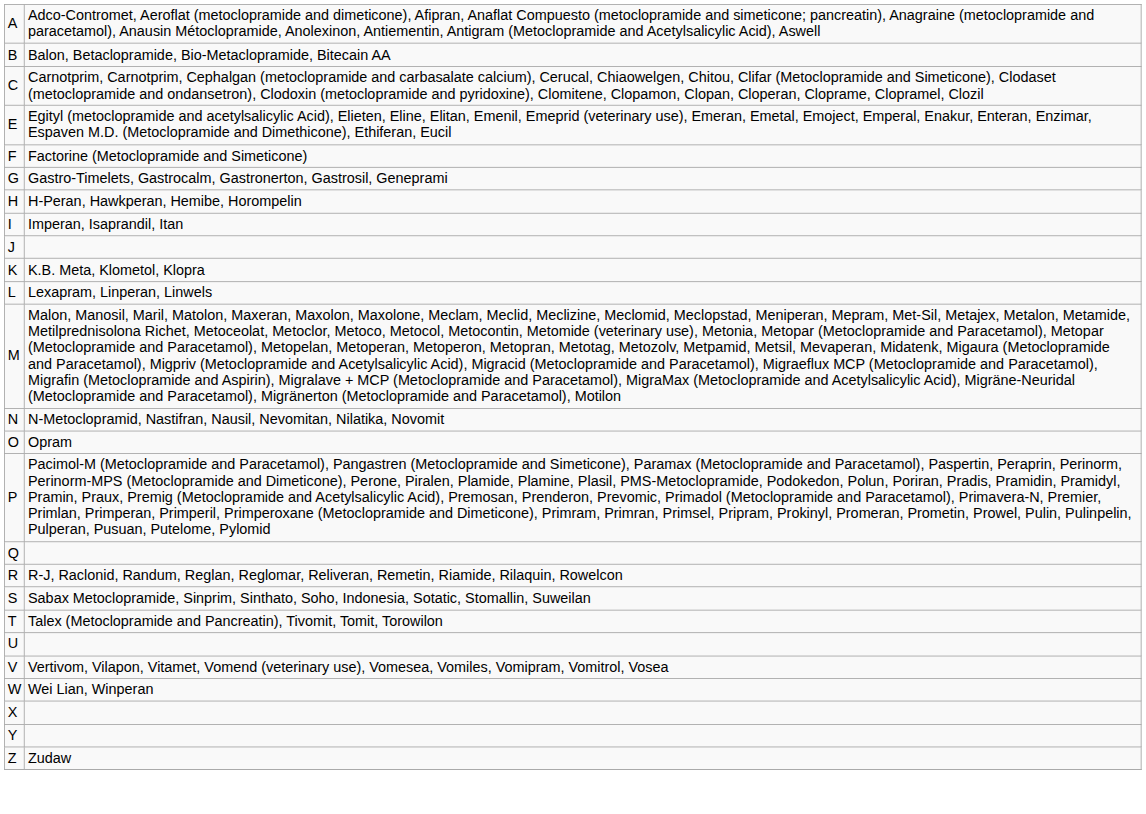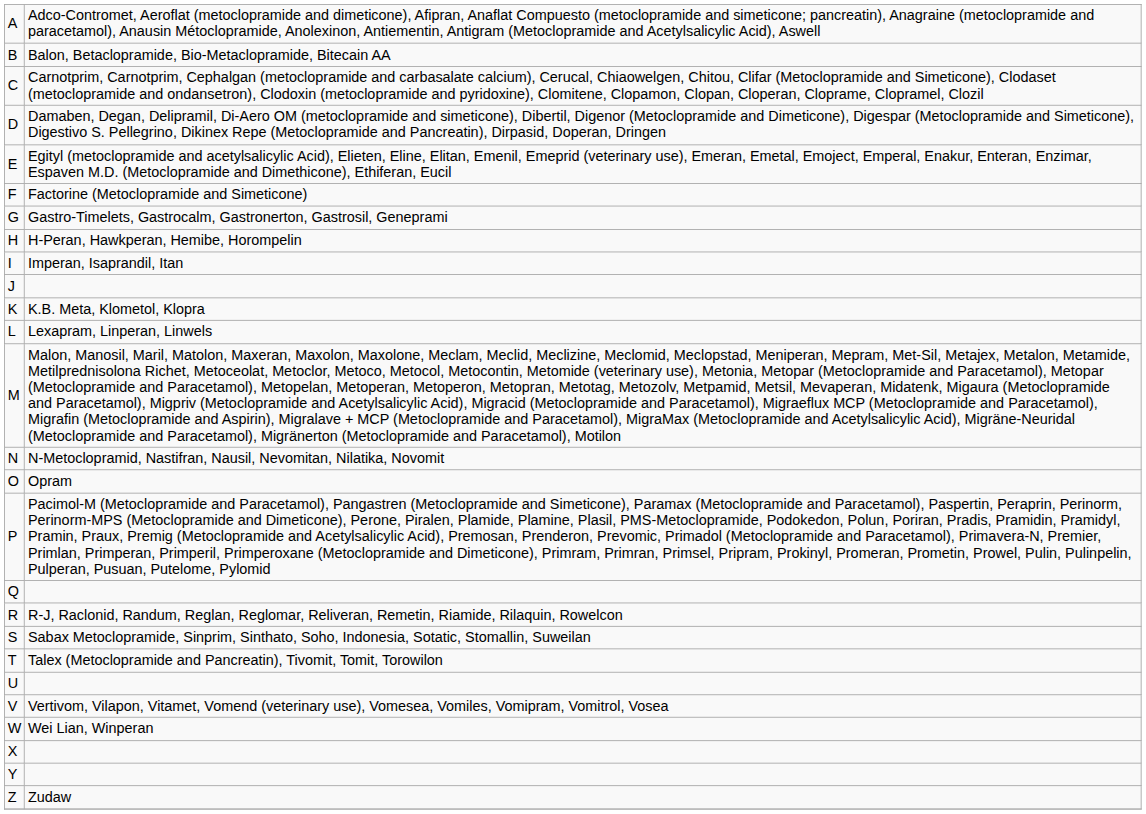+ row: (13, 124)
